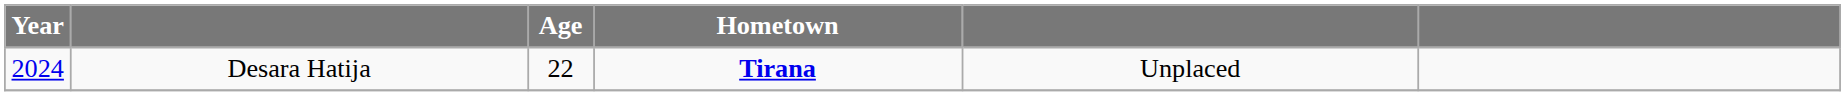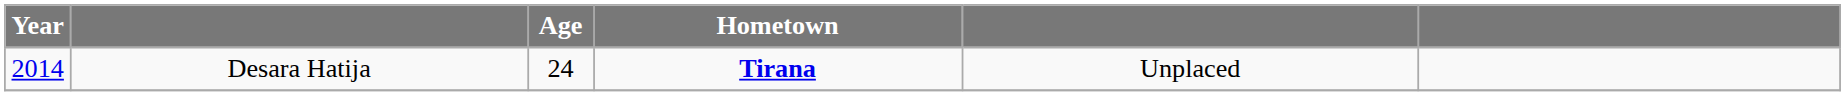(38, 67) 2024 -> (38, 67) 2014
(561, 67) 22 -> (561, 67) 24
